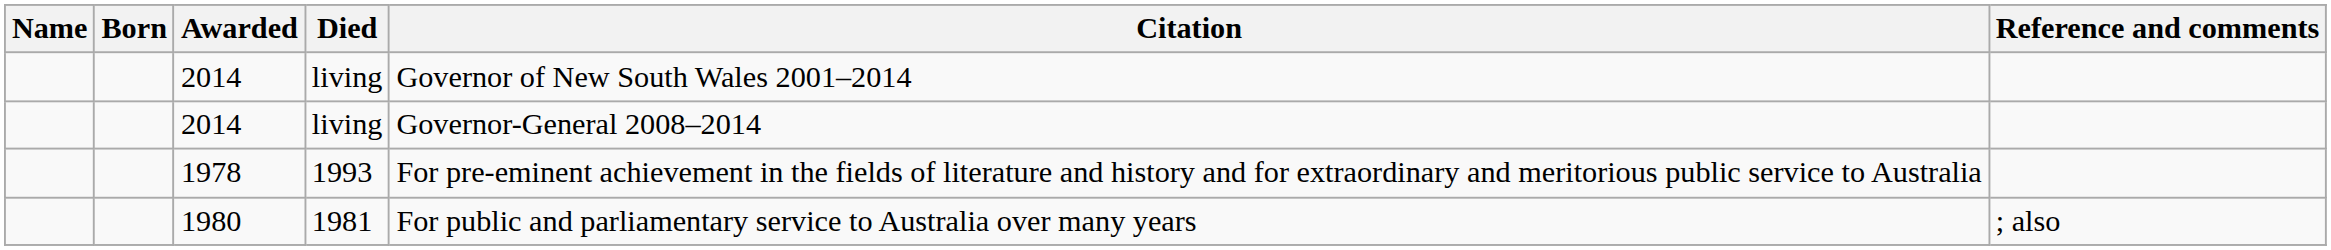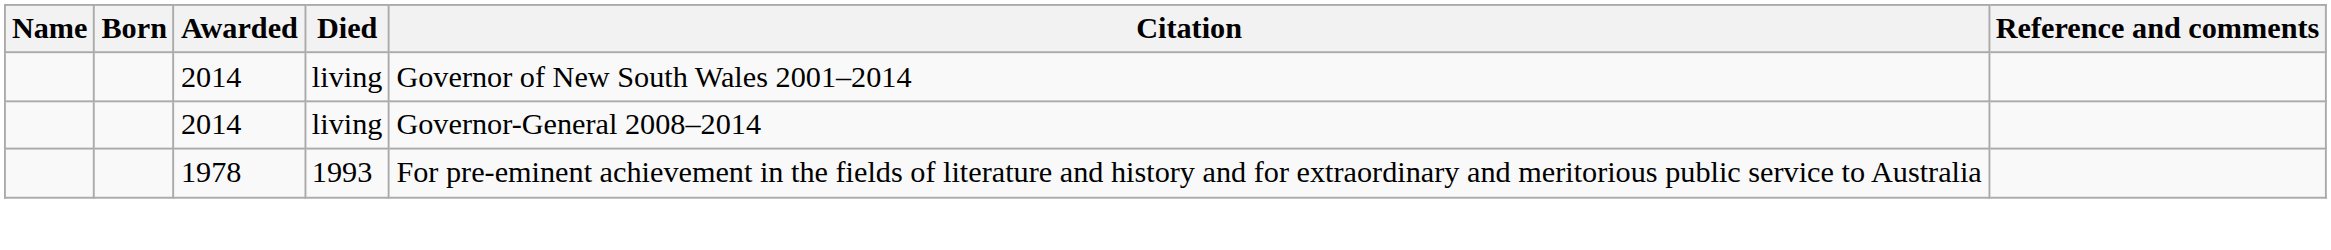- row: (211, 220)
